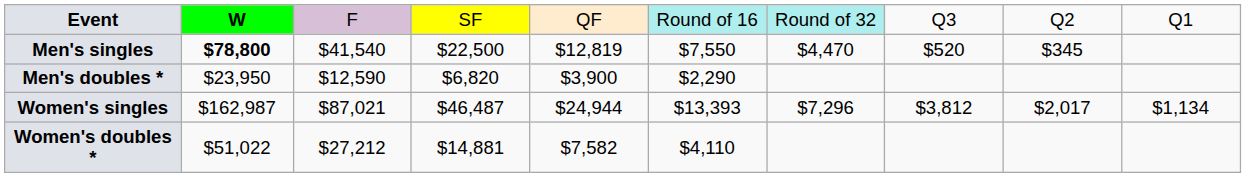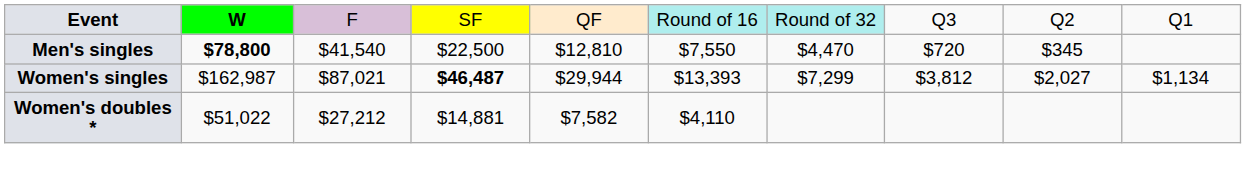(589, 49) $12,819 -> (589, 49) $12,810
(944, 49) $520 -> (944, 49) $720
- row: (93, 78)
(470, 108) normal -> (470, 78) bold
(589, 108) $24,944 -> (589, 78) $29,944
(826, 108) $7,296 -> (826, 78) $7,299
(1062, 108) $2,017 -> (1062, 78) $2,027
